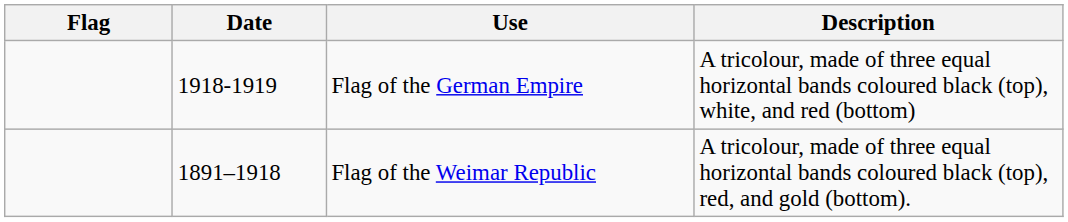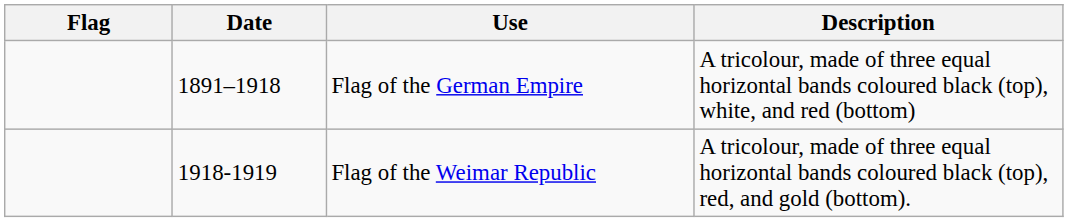(227, 84) 1918-1919 -> (229, 84) 1891–1918
(229, 172) 1891–1918 -> (227, 172) 1918-1919
